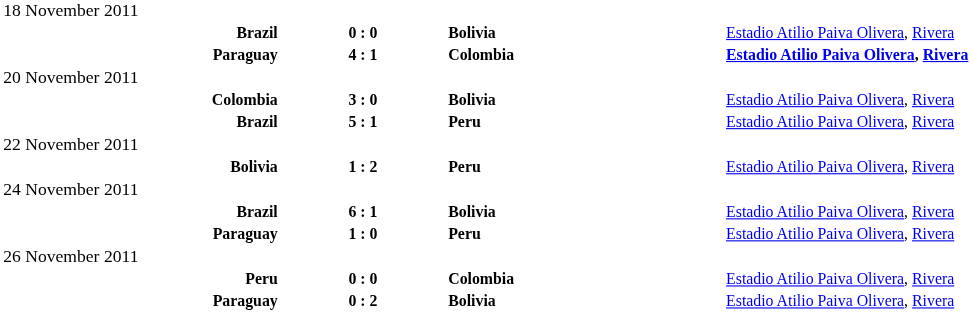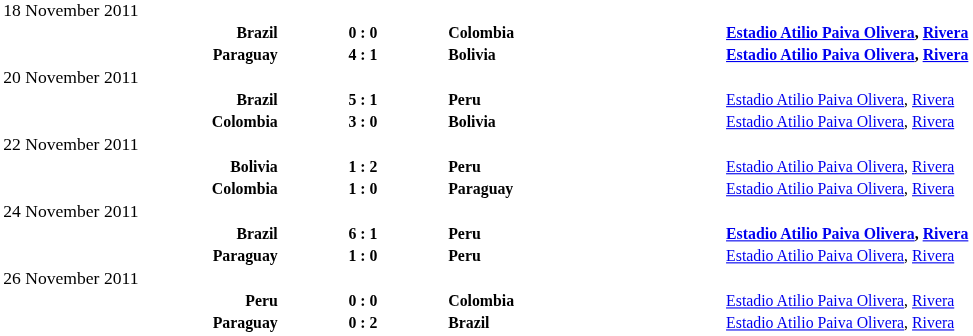(472, 32) Bolivia -> (481, 32) Colombia
(840, 32) normal -> (847, 32) bold
(481, 54) Colombia -> (472, 54) Bolivia
rows swapped: (257, 122) <-> (245, 100)
+ row: (245, 189)
(472, 212) Bolivia -> (464, 234) Peru
(840, 212) normal -> (847, 234) bold
(472, 301) Bolivia -> (469, 323) Brazil
